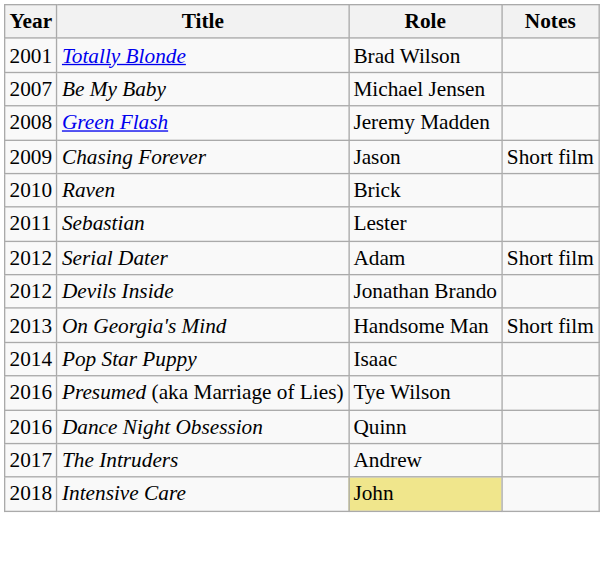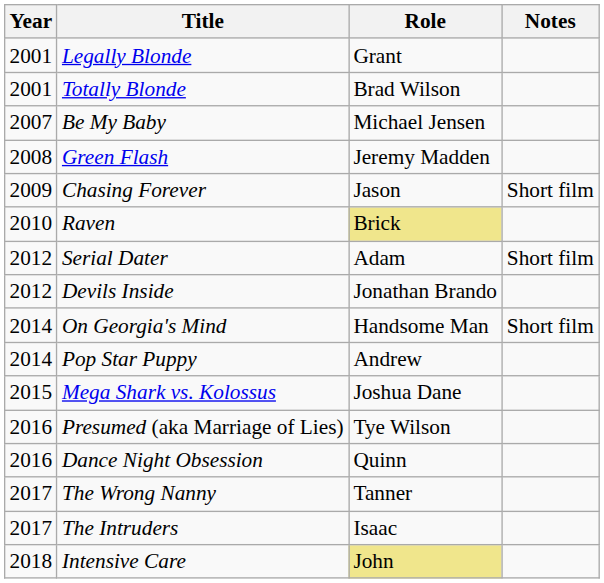+ row: (127, 55)
(377, 190) no background -> (377, 223) khaki background
- row: (103, 223)
(31, 325) 2013 -> (31, 325) 2014
(375, 358) Isaac -> (388, 358) Andrew
+ row: (169, 392)
+ row: (139, 493)
(388, 460) Andrew -> (375, 527) Isaac
